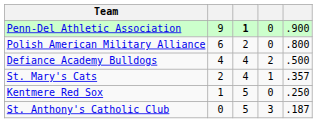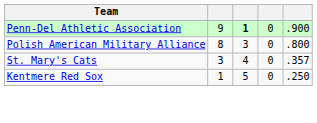(220, 45) 6 -> (220, 45) 8
(245, 45) 2 -> (245, 45) 3
- row: (82, 61)
(220, 77) 2 -> (220, 61) 3
(271, 77) 1 -> (271, 61) 0
- row: (88, 110)
